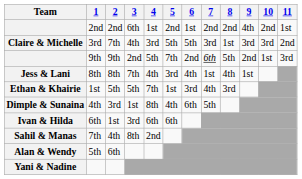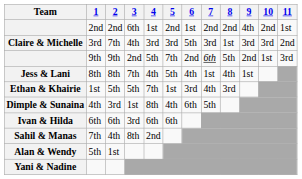(171, 43) 5th -> (172, 43) 3rd
(172, 74) 3rd -> (171, 74) 5th
(113, 120) 1st -> (114, 120) 6th
(114, 151) 6th -> (113, 151) 1st
